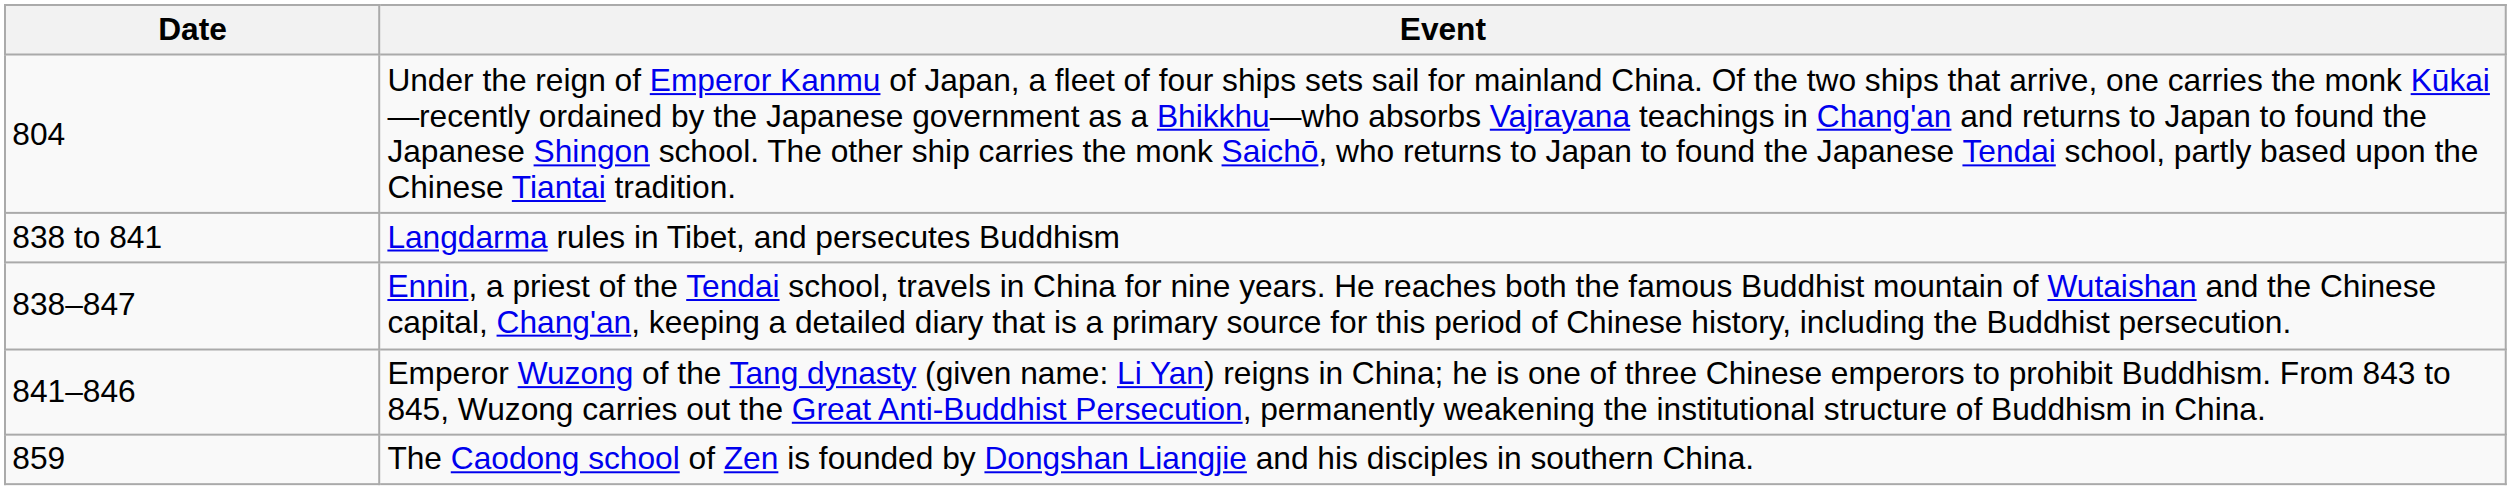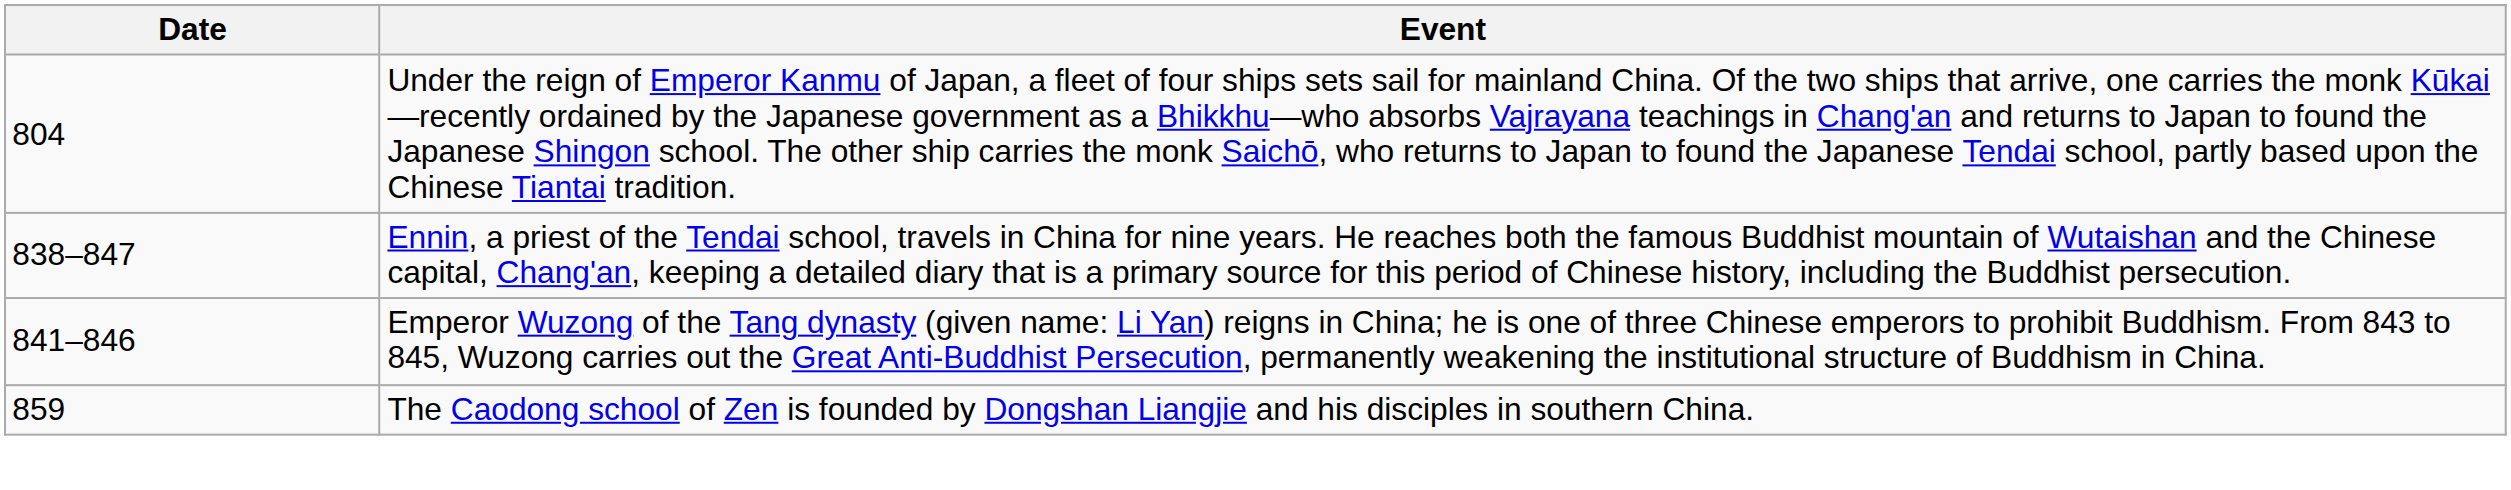- row: (754, 237)
